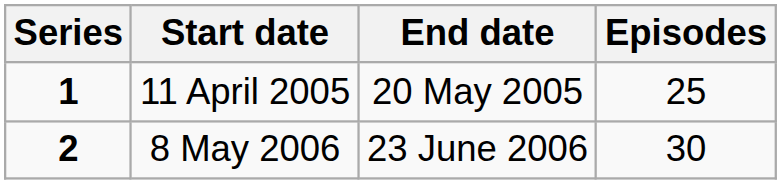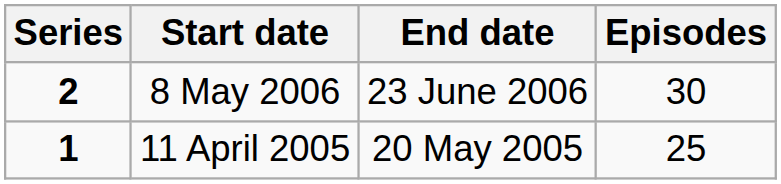rows swapped: (245, 91) <-> (245, 149)
